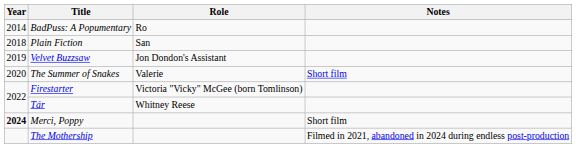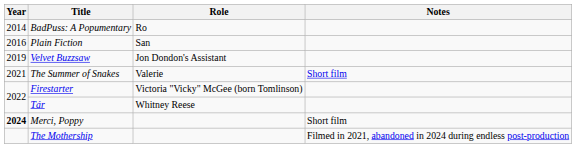(16, 43) 2018 -> (16, 43) 2016
(16, 74) 2020 -> (16, 74) 2021
